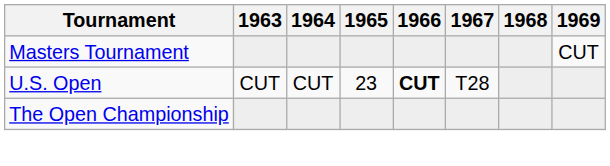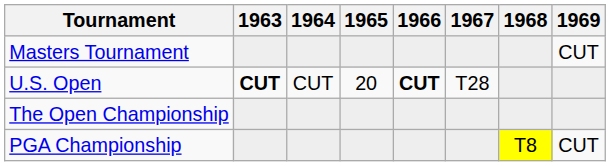(260, 83) normal -> (260, 83) bold
(366, 83) 23 -> (366, 83) 20
+ row: (95, 146)
